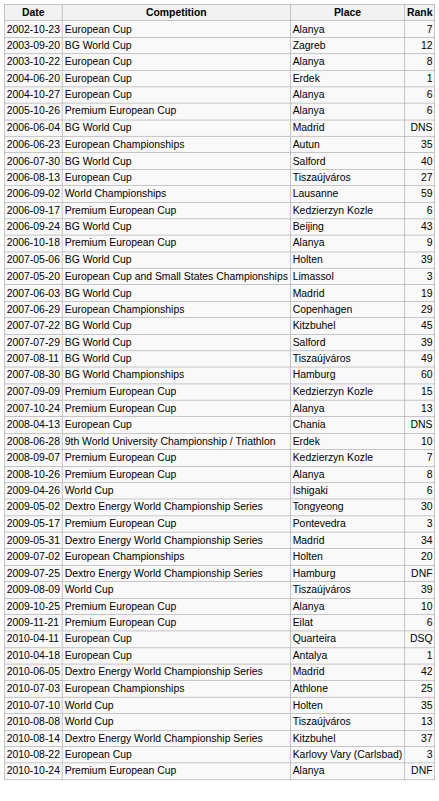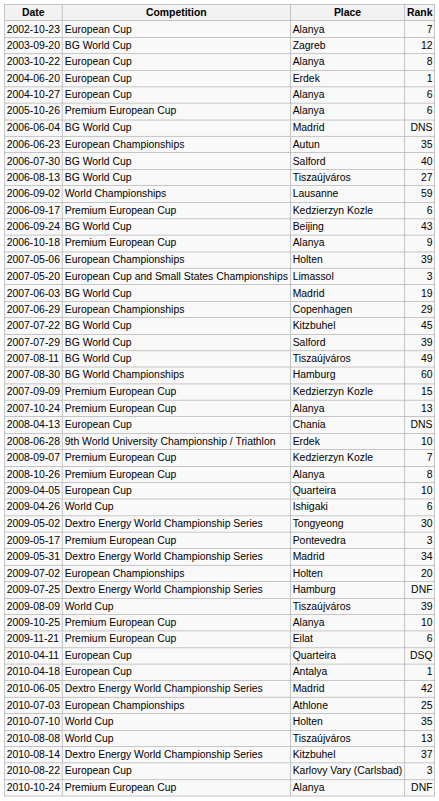(98, 177) European Cup -> (98, 177) BG World Cup
(98, 260) BG World Cup -> (125, 260) European Championships
+ row: (33, 491)
